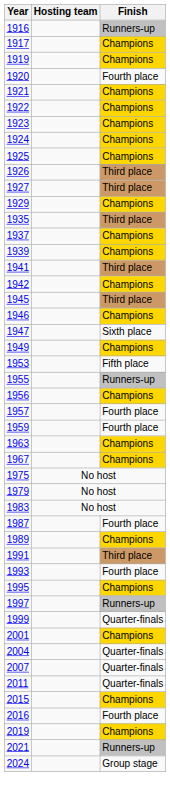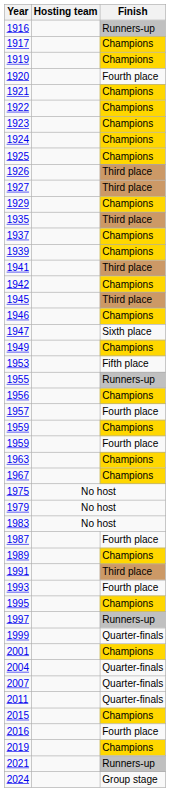+ row: (18, 428)
